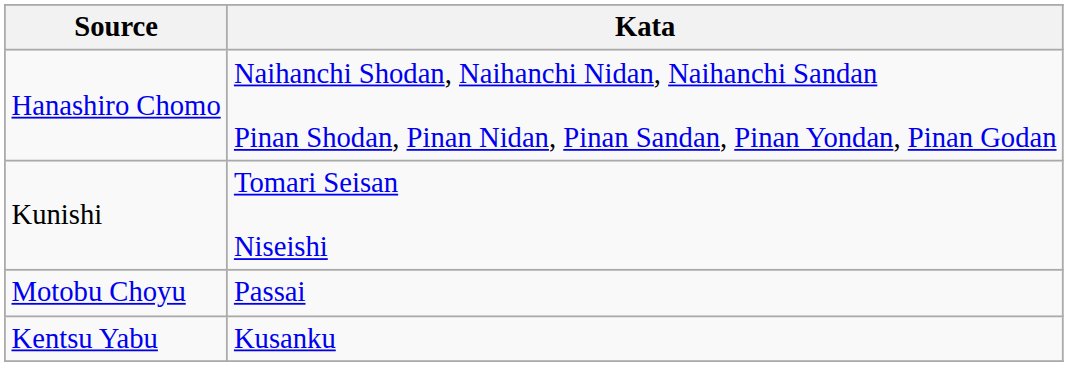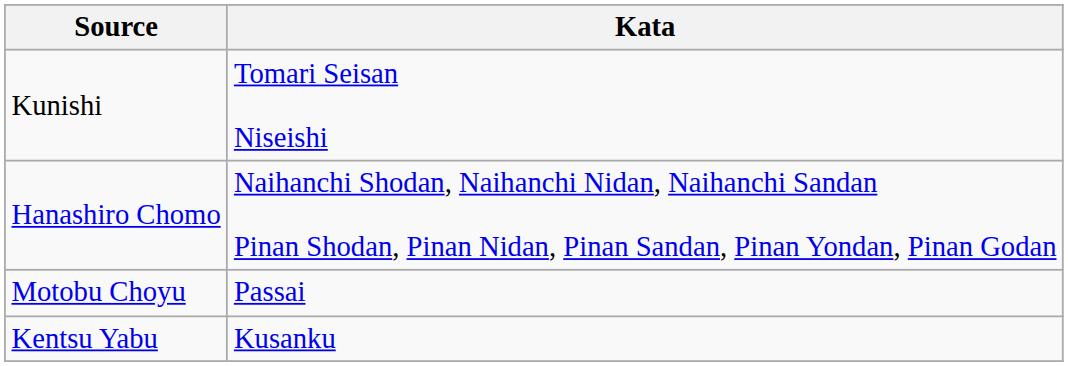rows swapped: (116, 104) <-> (57, 214)
